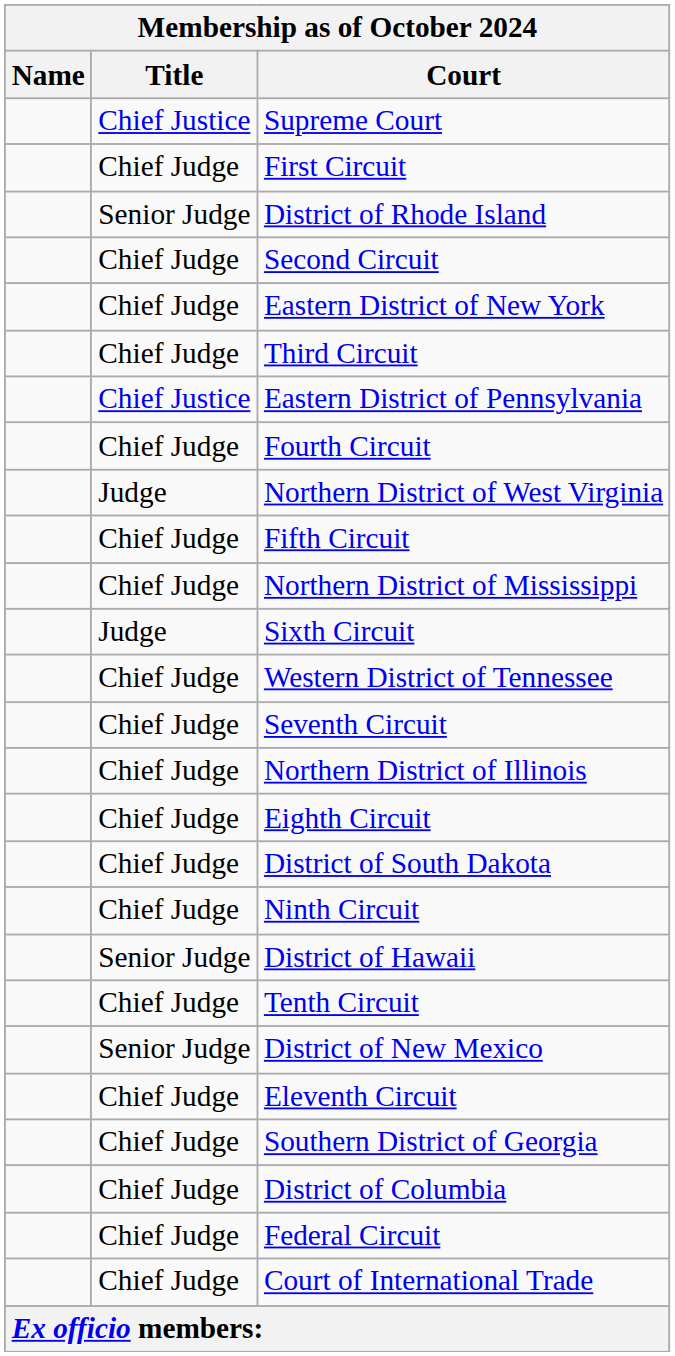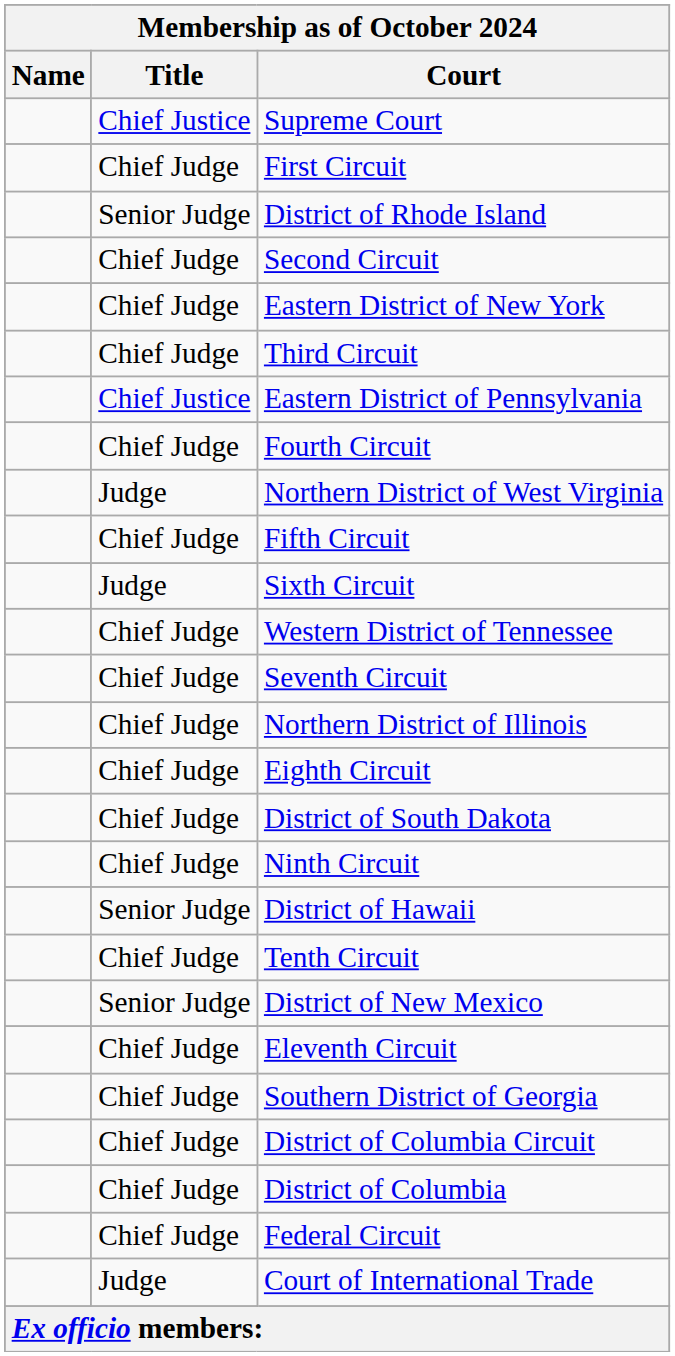- row: (451, 584)
+ row: (429, 1142)
(169, 1281) Chief Judge -> (132, 1281) Judge
